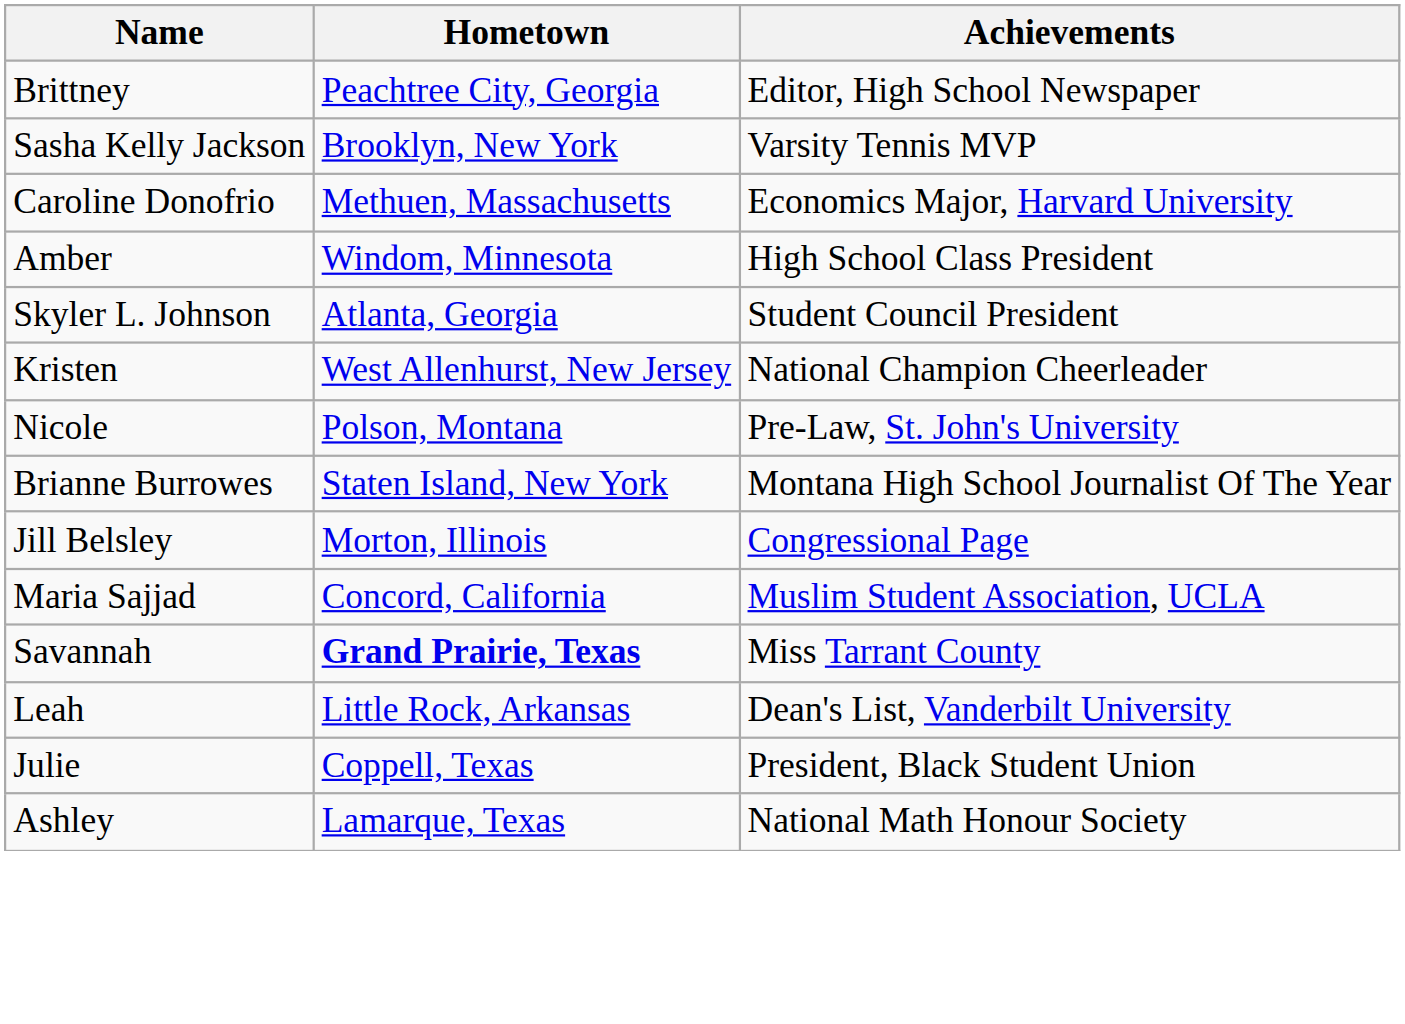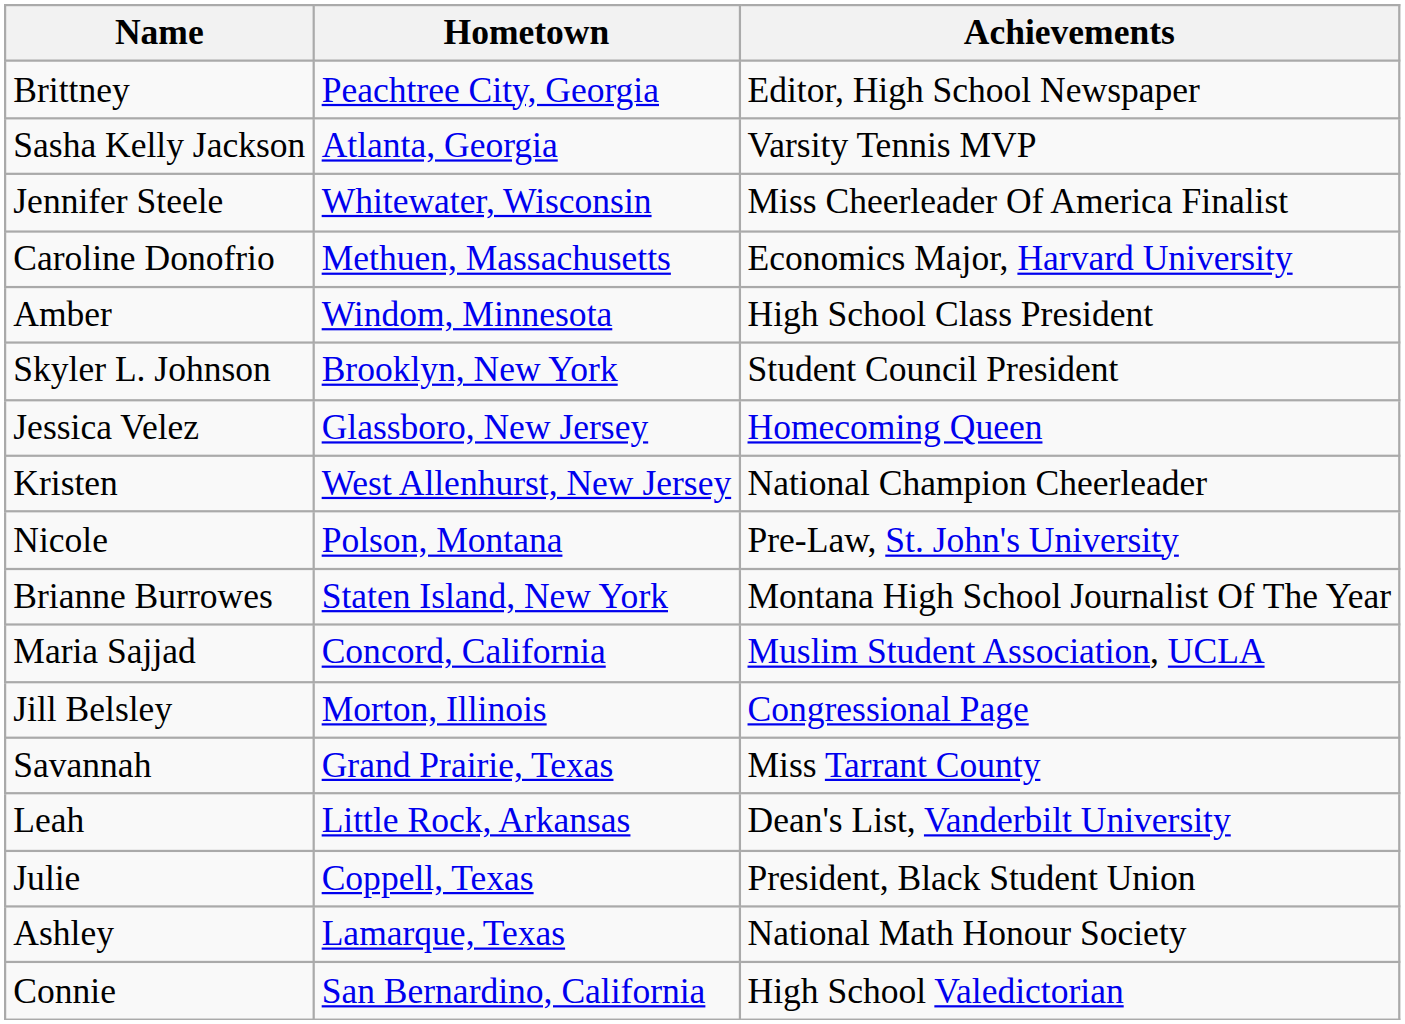(470, 145) Brooklyn, New York -> (440, 145) Atlanta, Georgia
+ row: (118, 201)
(440, 314) Atlanta, Georgia -> (470, 370) Brooklyn, New York
+ row: (106, 426)
rows swapped: (105, 595) <-> (93, 539)
(481, 652) bold -> (468, 764) normal
+ row: (65, 990)
